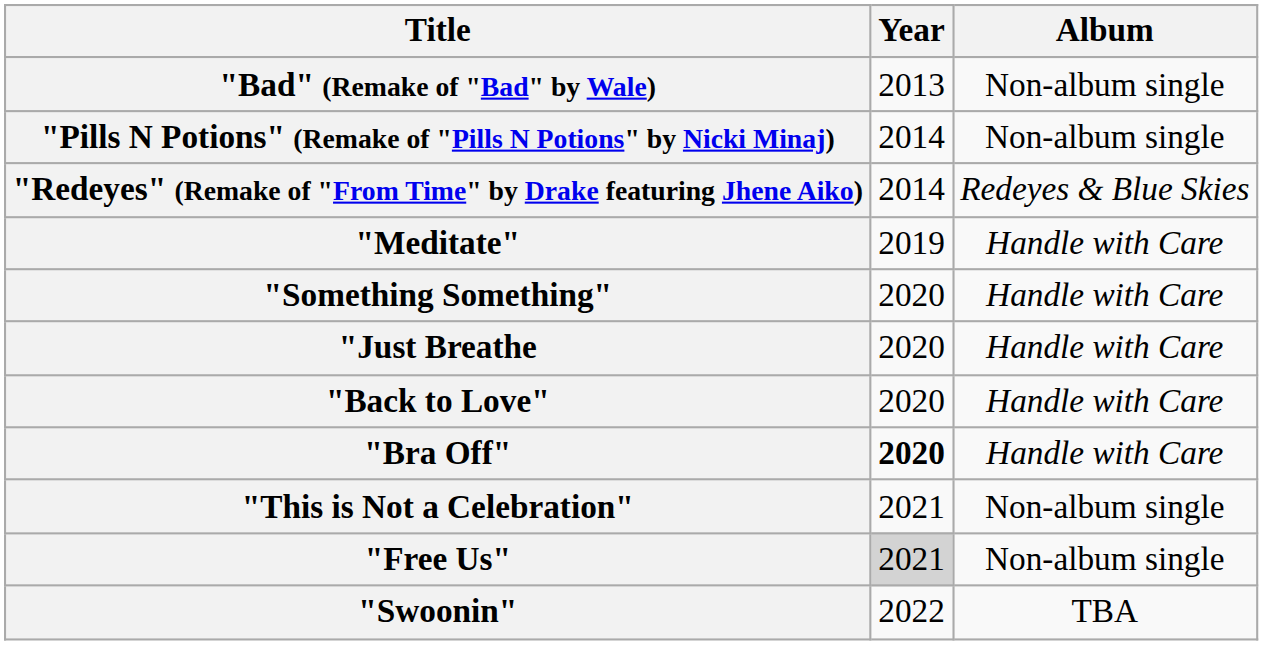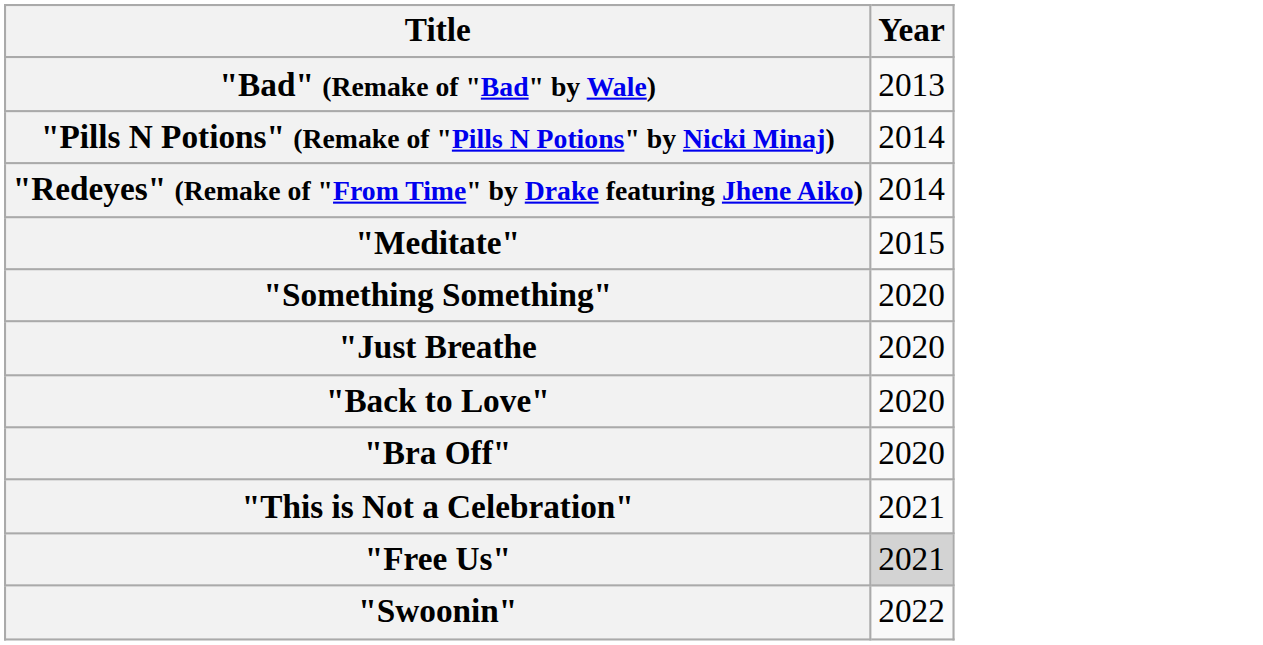- column: (1105, 30)
(912, 242) 2019 -> (912, 242) 2015
(912, 453) bold -> (912, 453) normal
